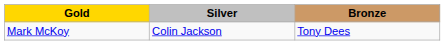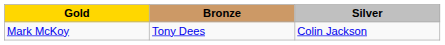columns swapped: (222, 13) <-> (367, 13)
